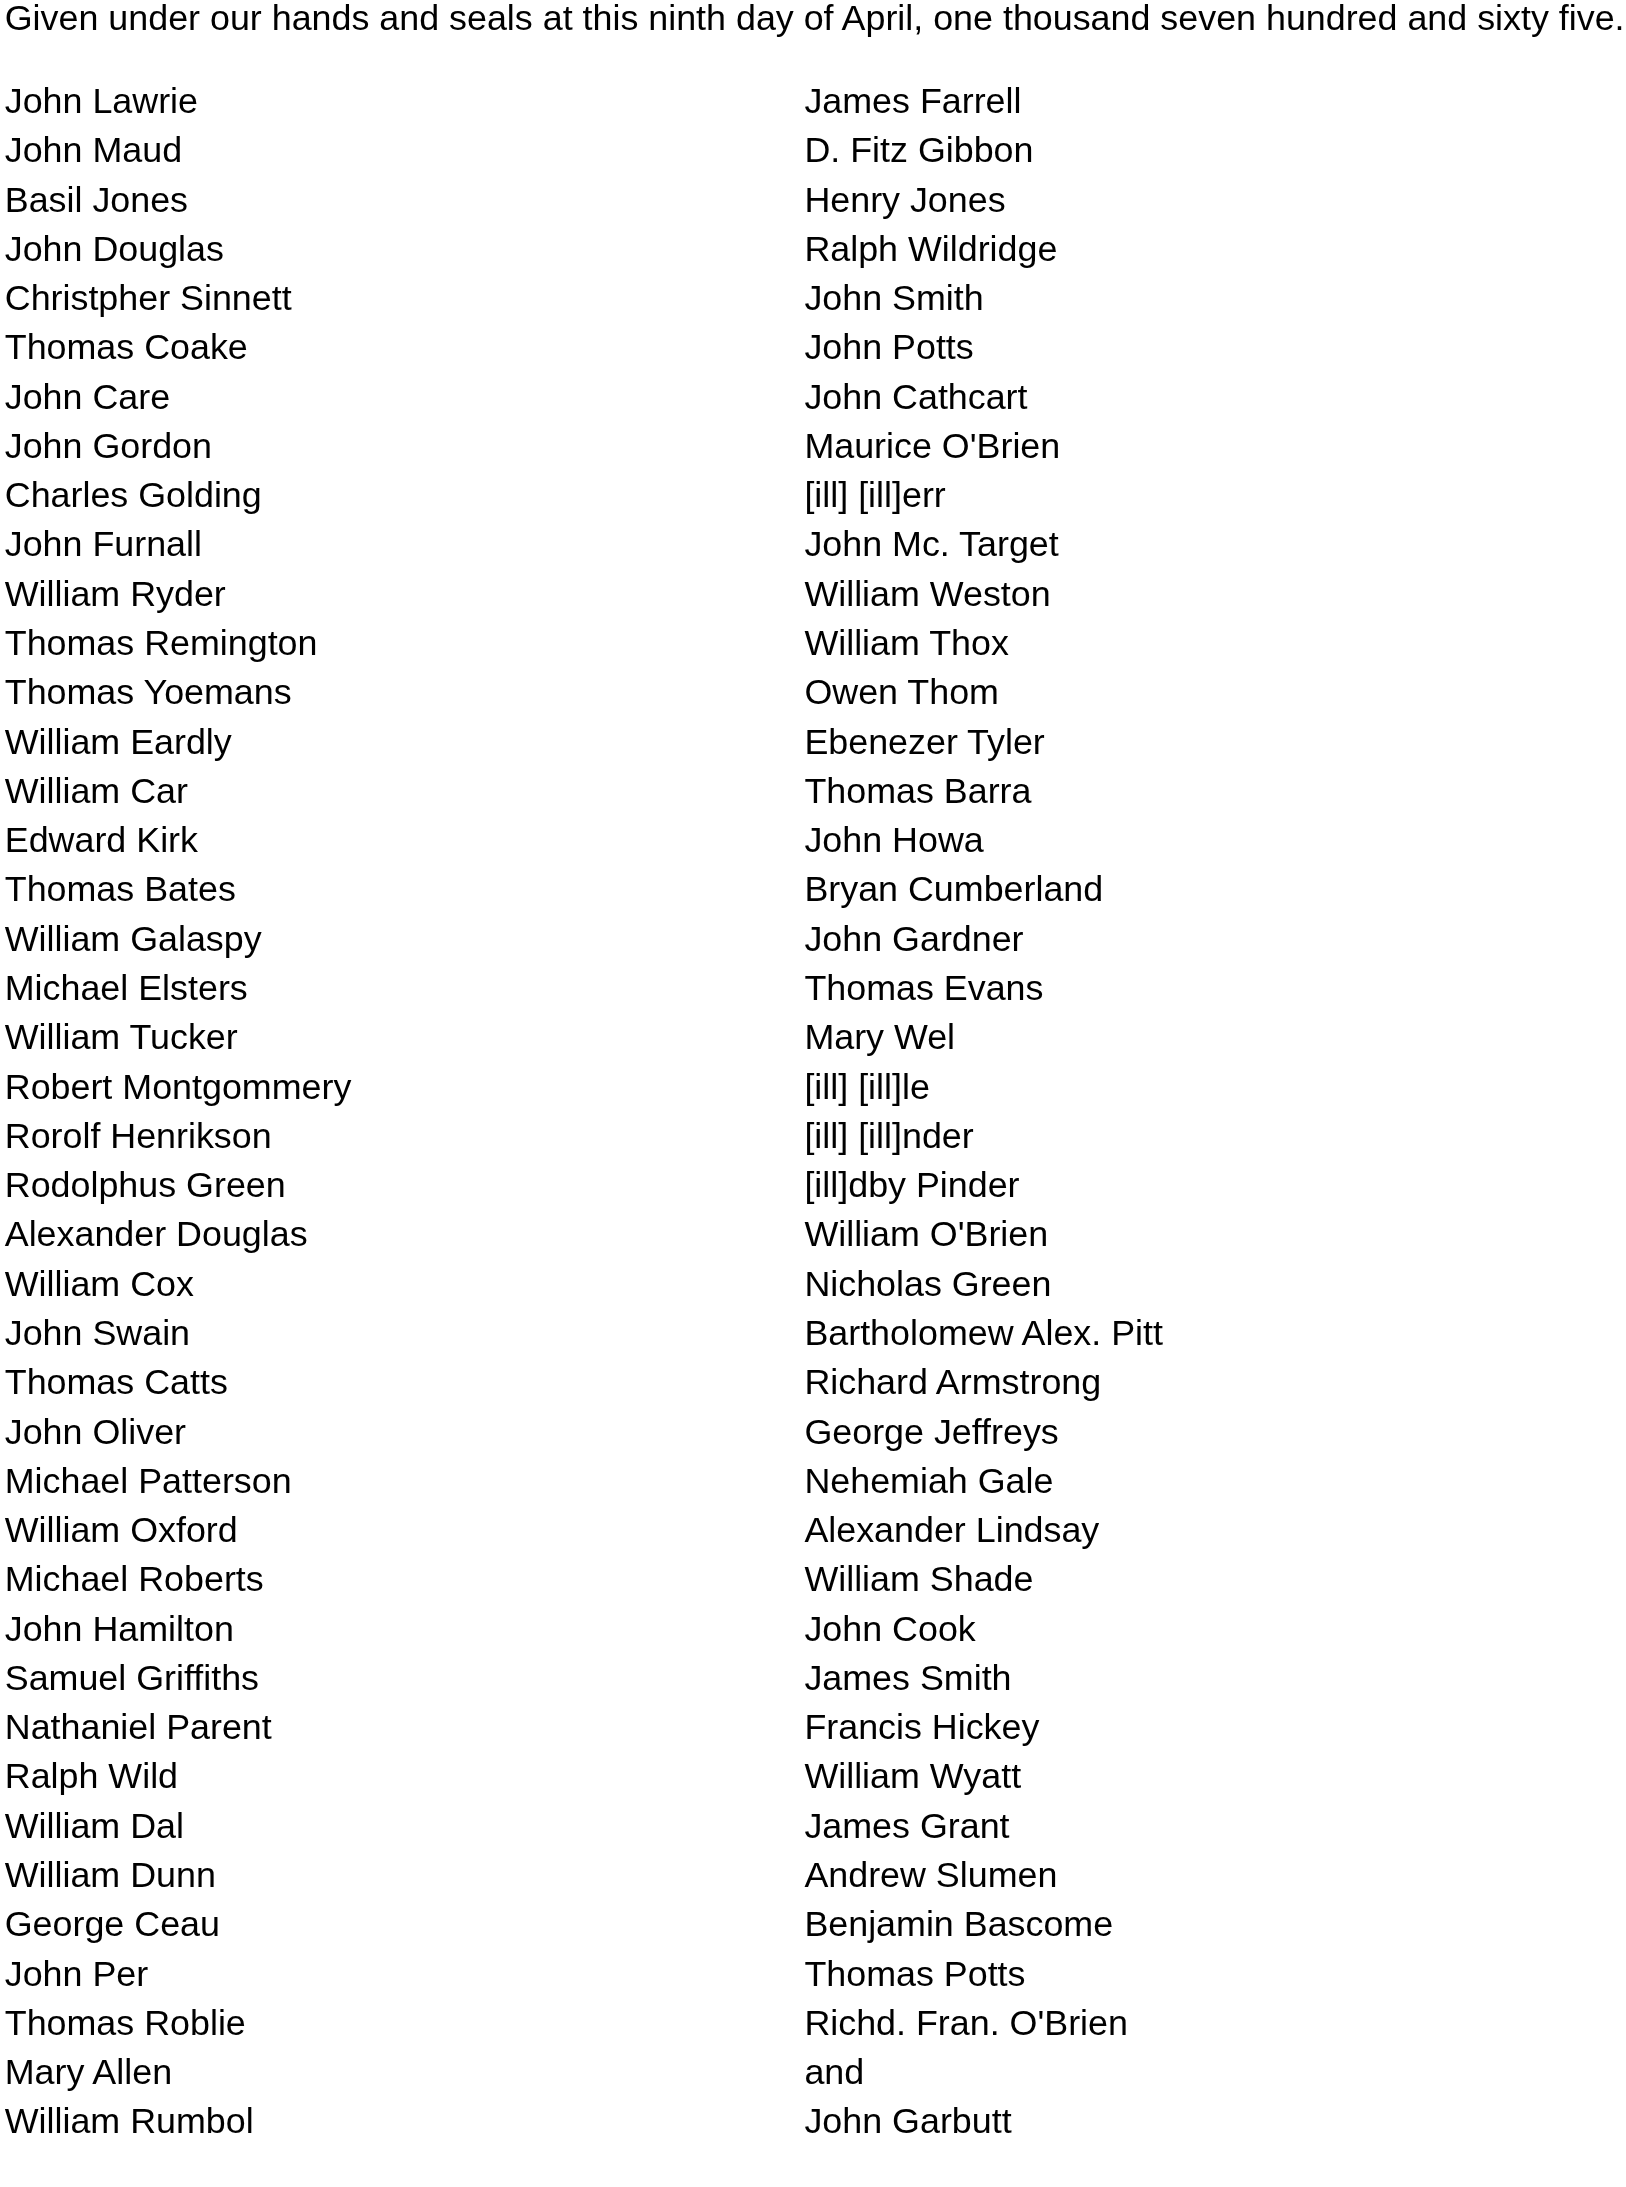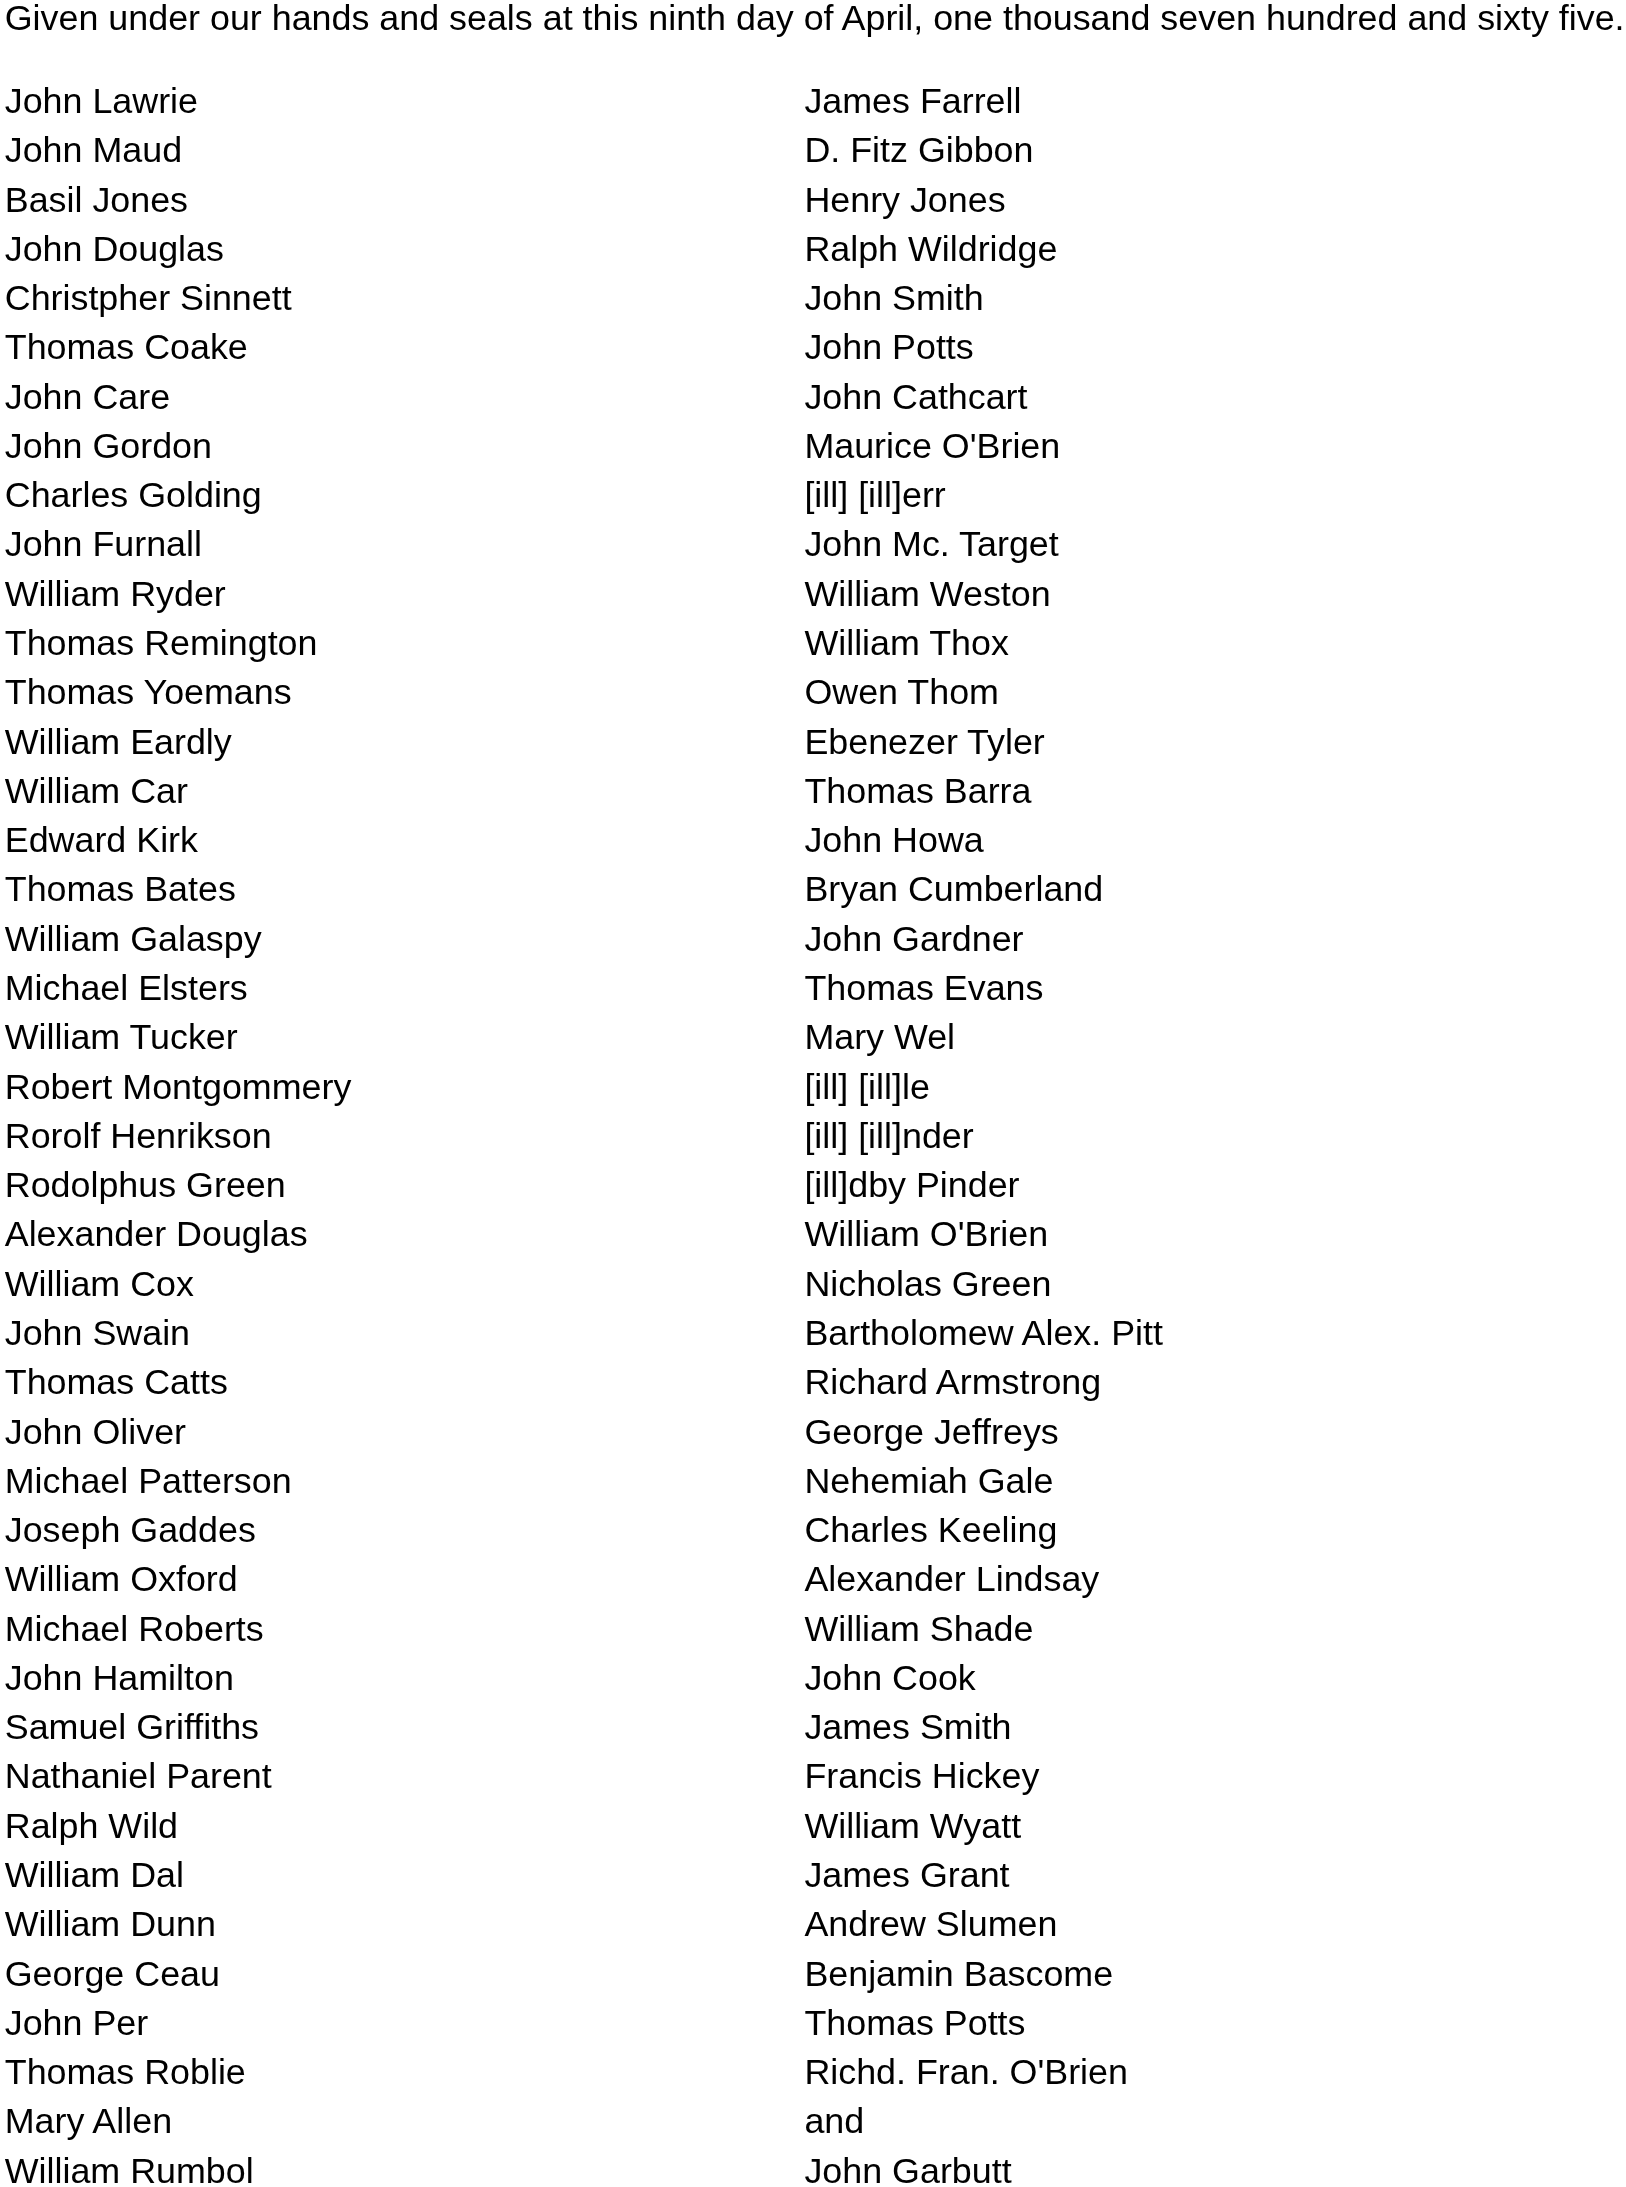+ row: (130, 1530)
